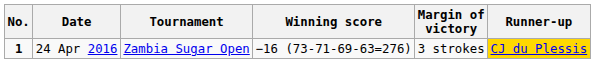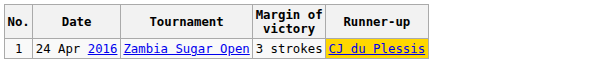- column: (334, 22)
(19, 49) bold -> (19, 49) normal
